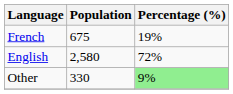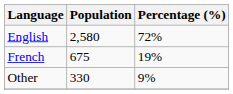rows swapped: (28, 57) <-> (26, 36)
(147, 78) lightgreen background -> (147, 78) no background
